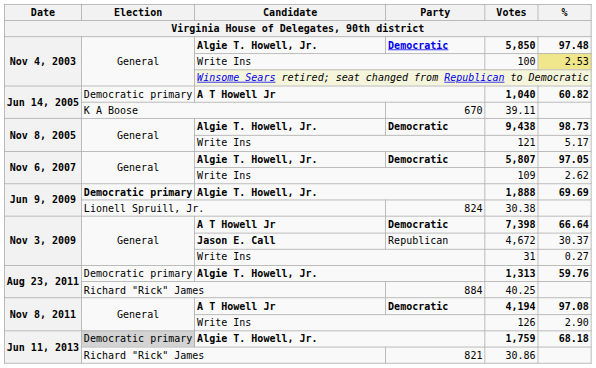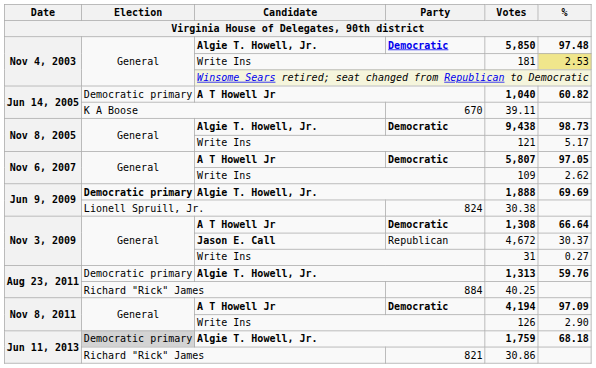(527, 61) 100 -> (527, 61) 181
(257, 159) Algie T. Howell, Jr. -> (236, 159) A T Howell Jr
(521, 225) 7,398 -> (521, 225) 1,308
(574, 306) 97.08 -> (574, 306) 97.09
